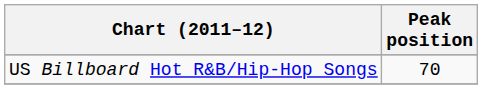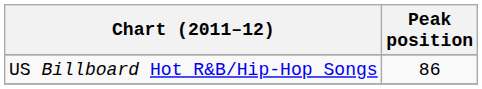(430, 70) 70 -> (430, 70) 86
